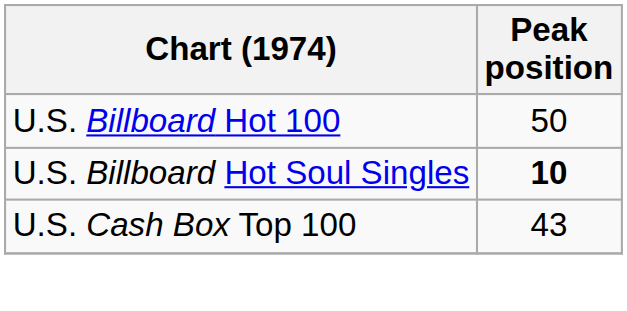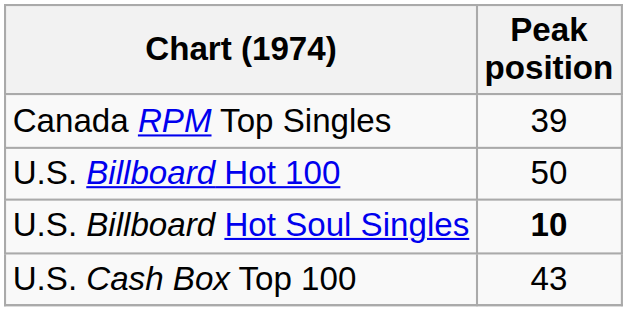+ row: (202, 120)
